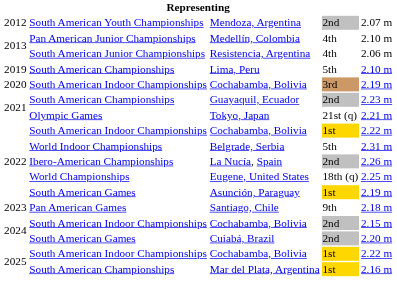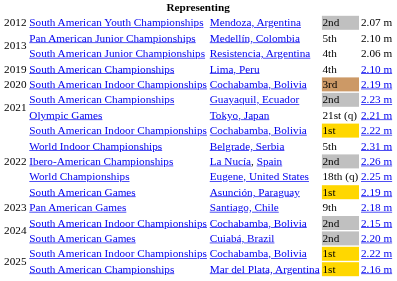(330, 38) 4th -> (330, 38) 5th
(330, 69) 5th -> (330, 69) 4th
